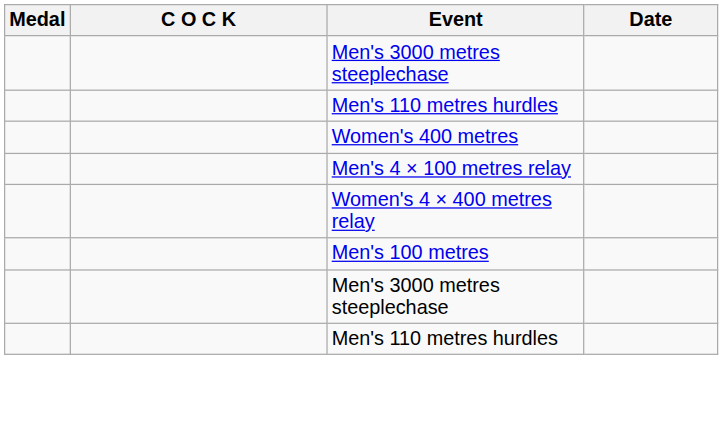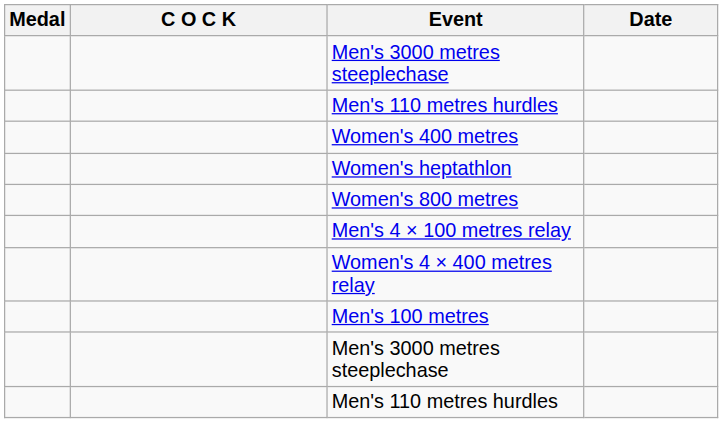+ row: (37, 169)
+ row: (37, 200)
